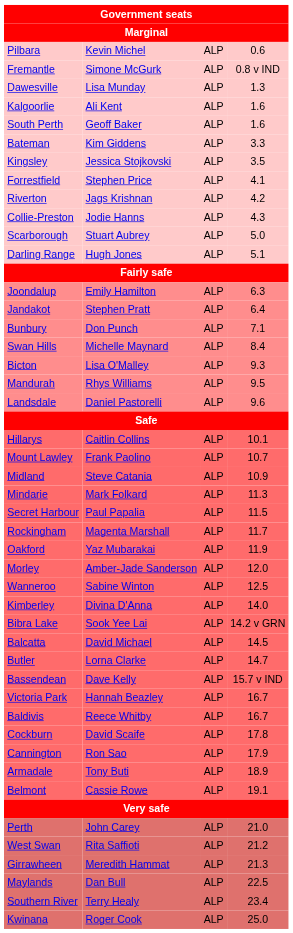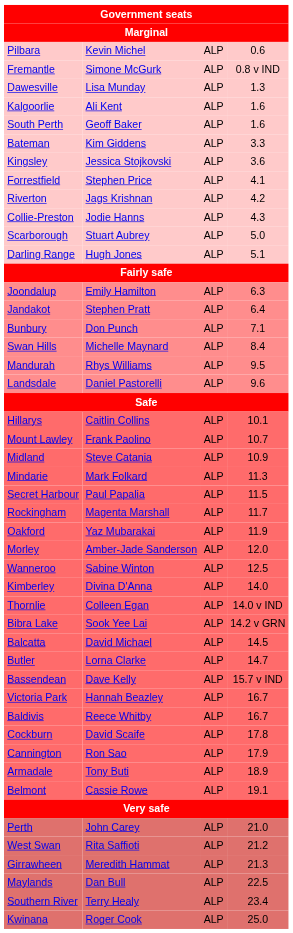(258, 162) 3.5 -> (258, 162) 3.6
- row: (22, 365)
+ row: (26, 605)
